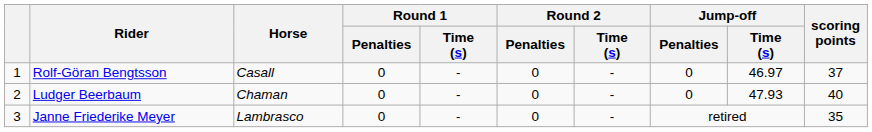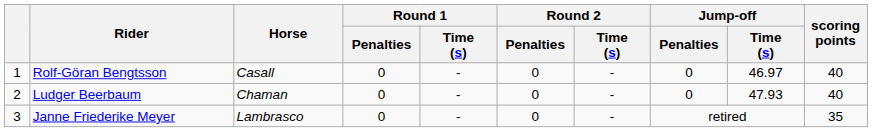(836, 73) 37 -> (836, 73) 40
